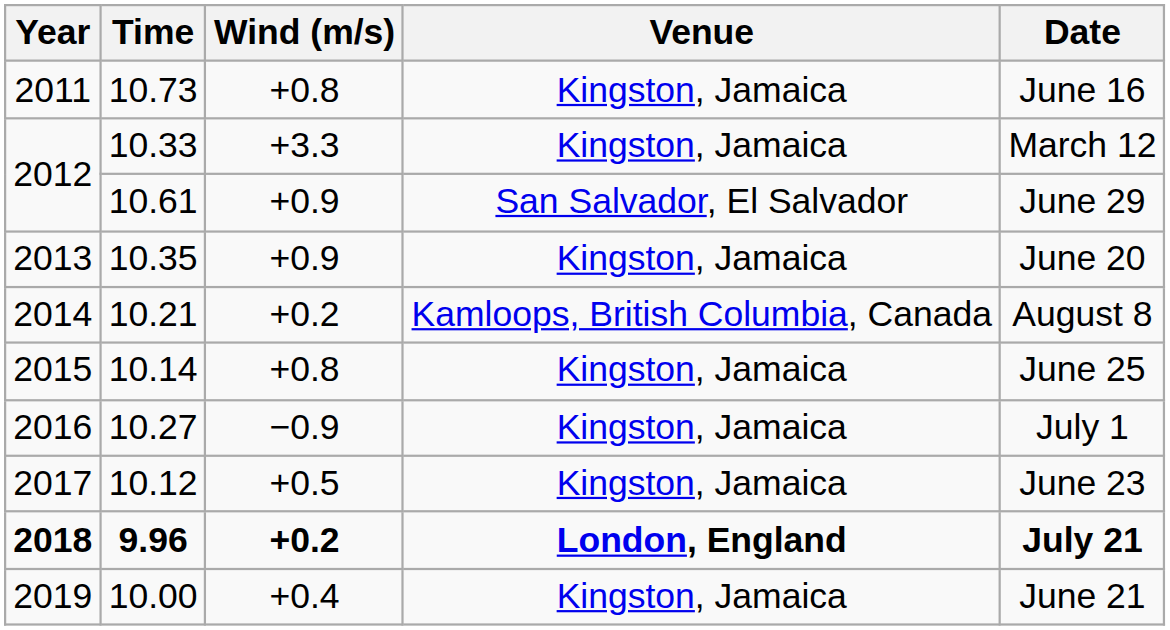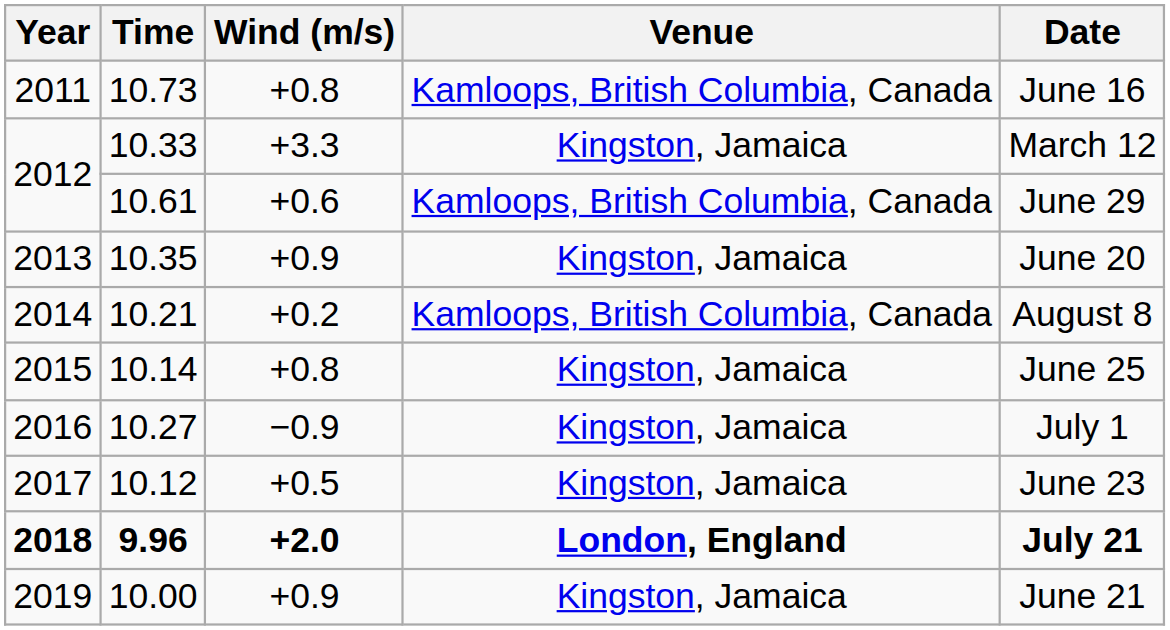(702, 88) Kingston, Jamaica -> (702, 88) Kamloops, British Columbia, Canada
(305, 201) +0.9 -> (305, 201) +0.6
(702, 201) San Salvador, El Salvador -> (702, 201) Kamloops, British Columbia, Canada
(305, 539) +0.2 -> (305, 539) +2.0
(305, 595) +0.4 -> (305, 595) +0.9
